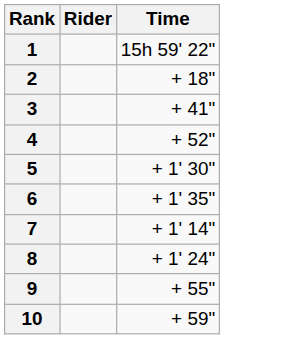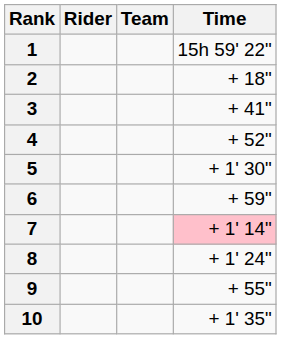+ column: (145, 19)
(183, 199) + 1' 35" -> (250, 199) + 59"
(183, 229) no background -> (240, 229) pink background
(193, 318) + 59" -> (240, 318) + 1' 35"
